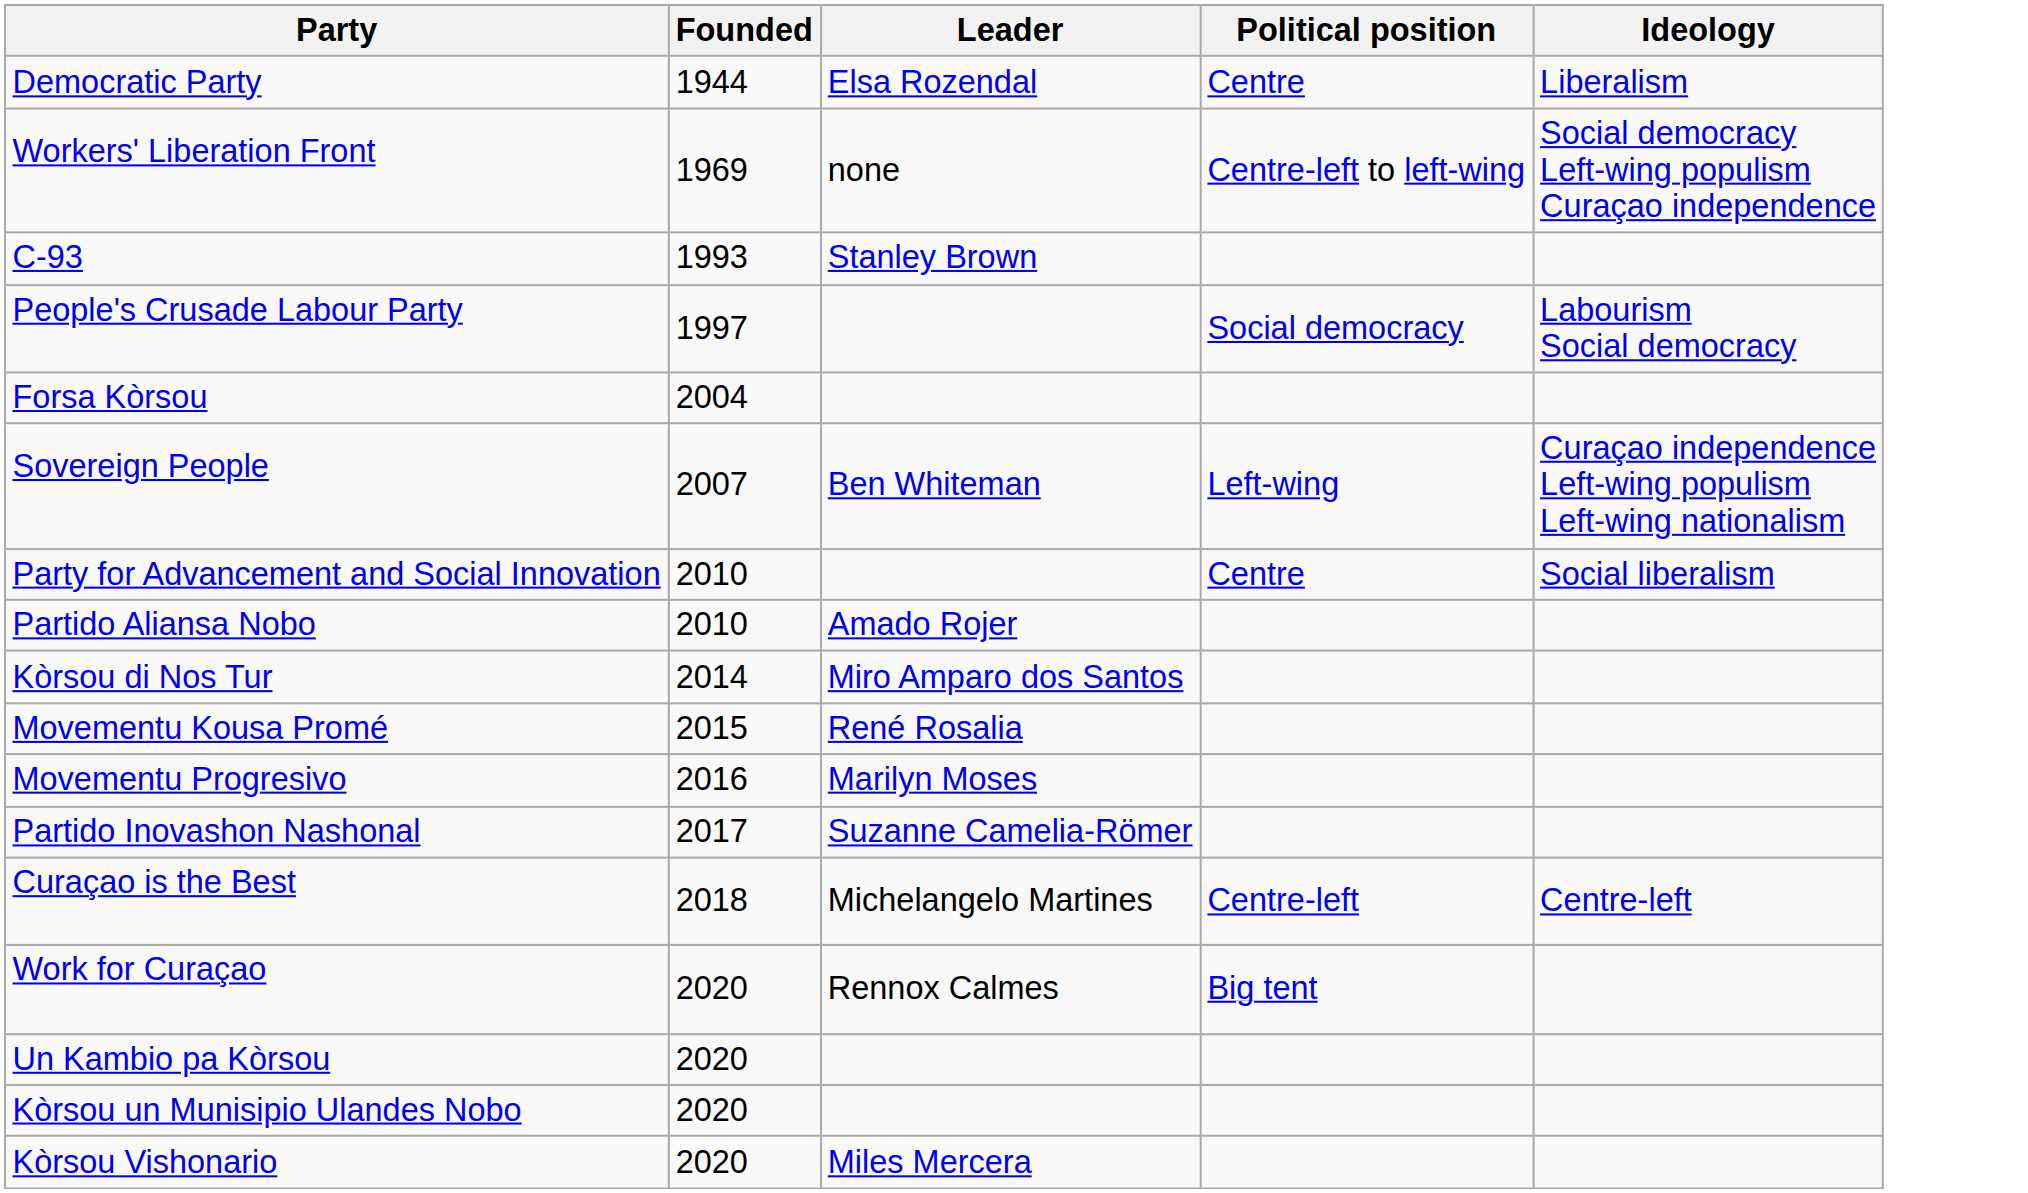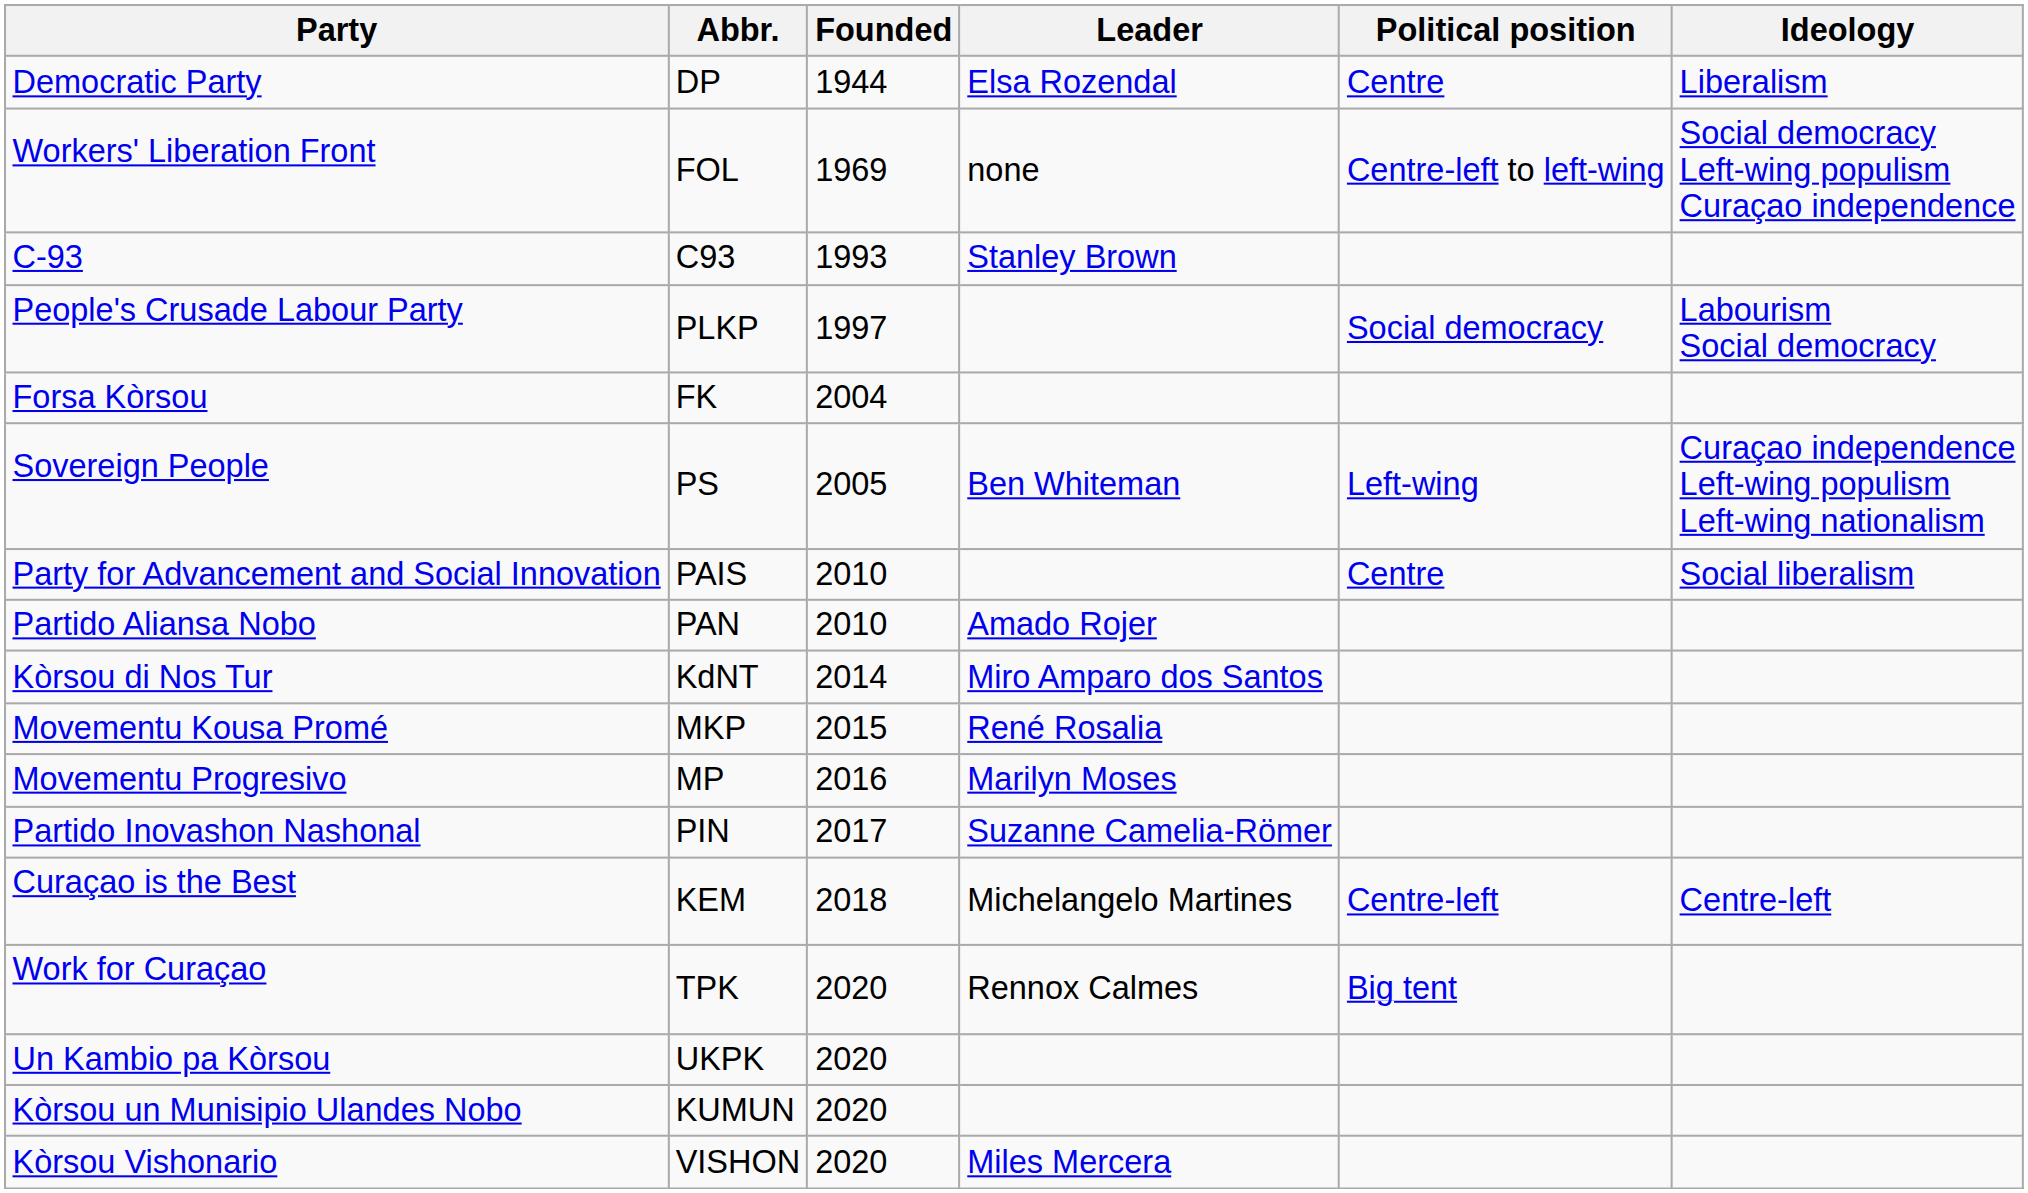+ column: (738, 30)
(712, 485) 2007 -> (851, 485) 2005
